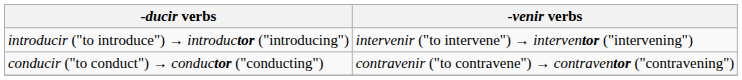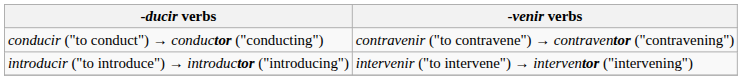rows swapped: (166, 63) <-> (178, 39)
